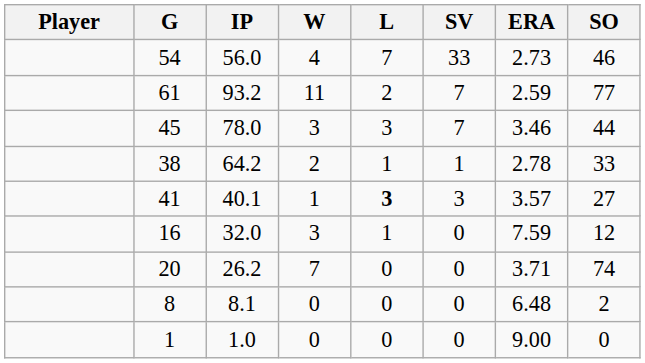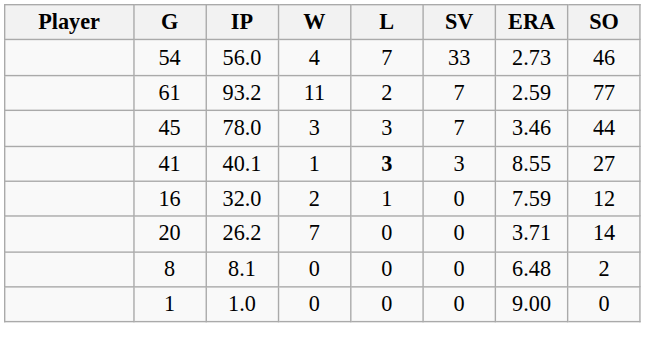- row: (170, 163)
(532, 198) 3.57 -> (532, 163) 8.55
(314, 233) 3 -> (314, 198) 2
(604, 269) 74 -> (604, 233) 14
